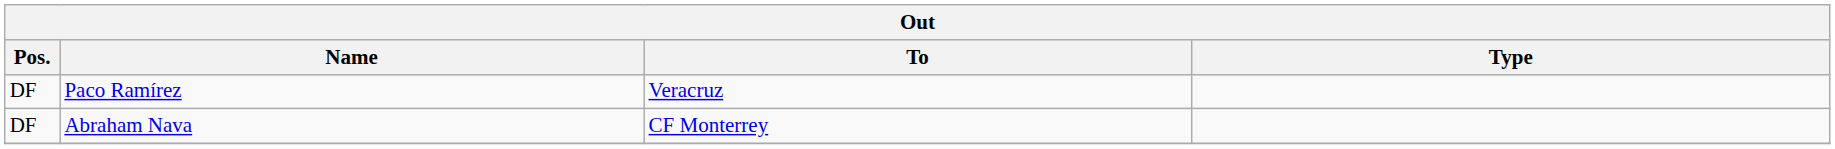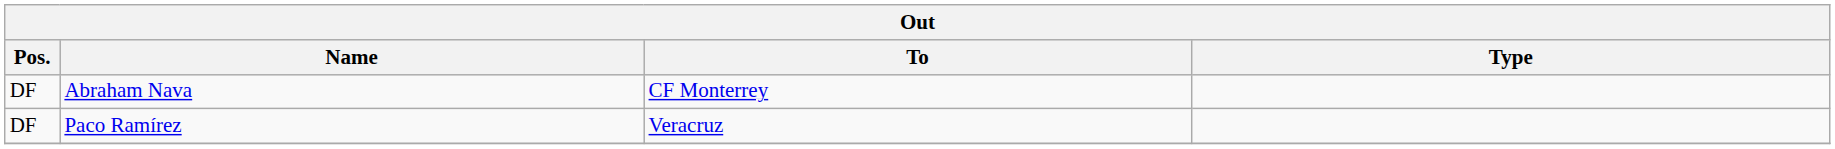rows swapped: (128, 126) <-> (123, 91)
